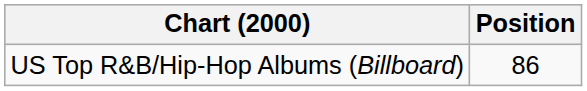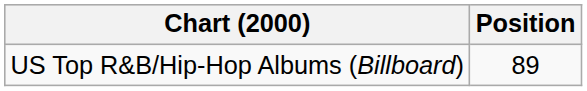(525, 64) 86 -> (525, 64) 89
